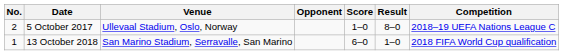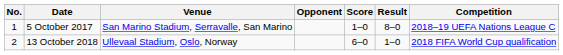(14, 27) 2 -> (14, 27) 1
(170, 27) Ullevaal Stadium, Oslo, Norway -> (197, 27) San Marino Stadium, Serravalle, San Marino
(14, 42) 1 -> (14, 42) 2
(197, 42) San Marino Stadium, Serravalle, San Marino -> (170, 42) Ullevaal Stadium, Oslo, Norway
